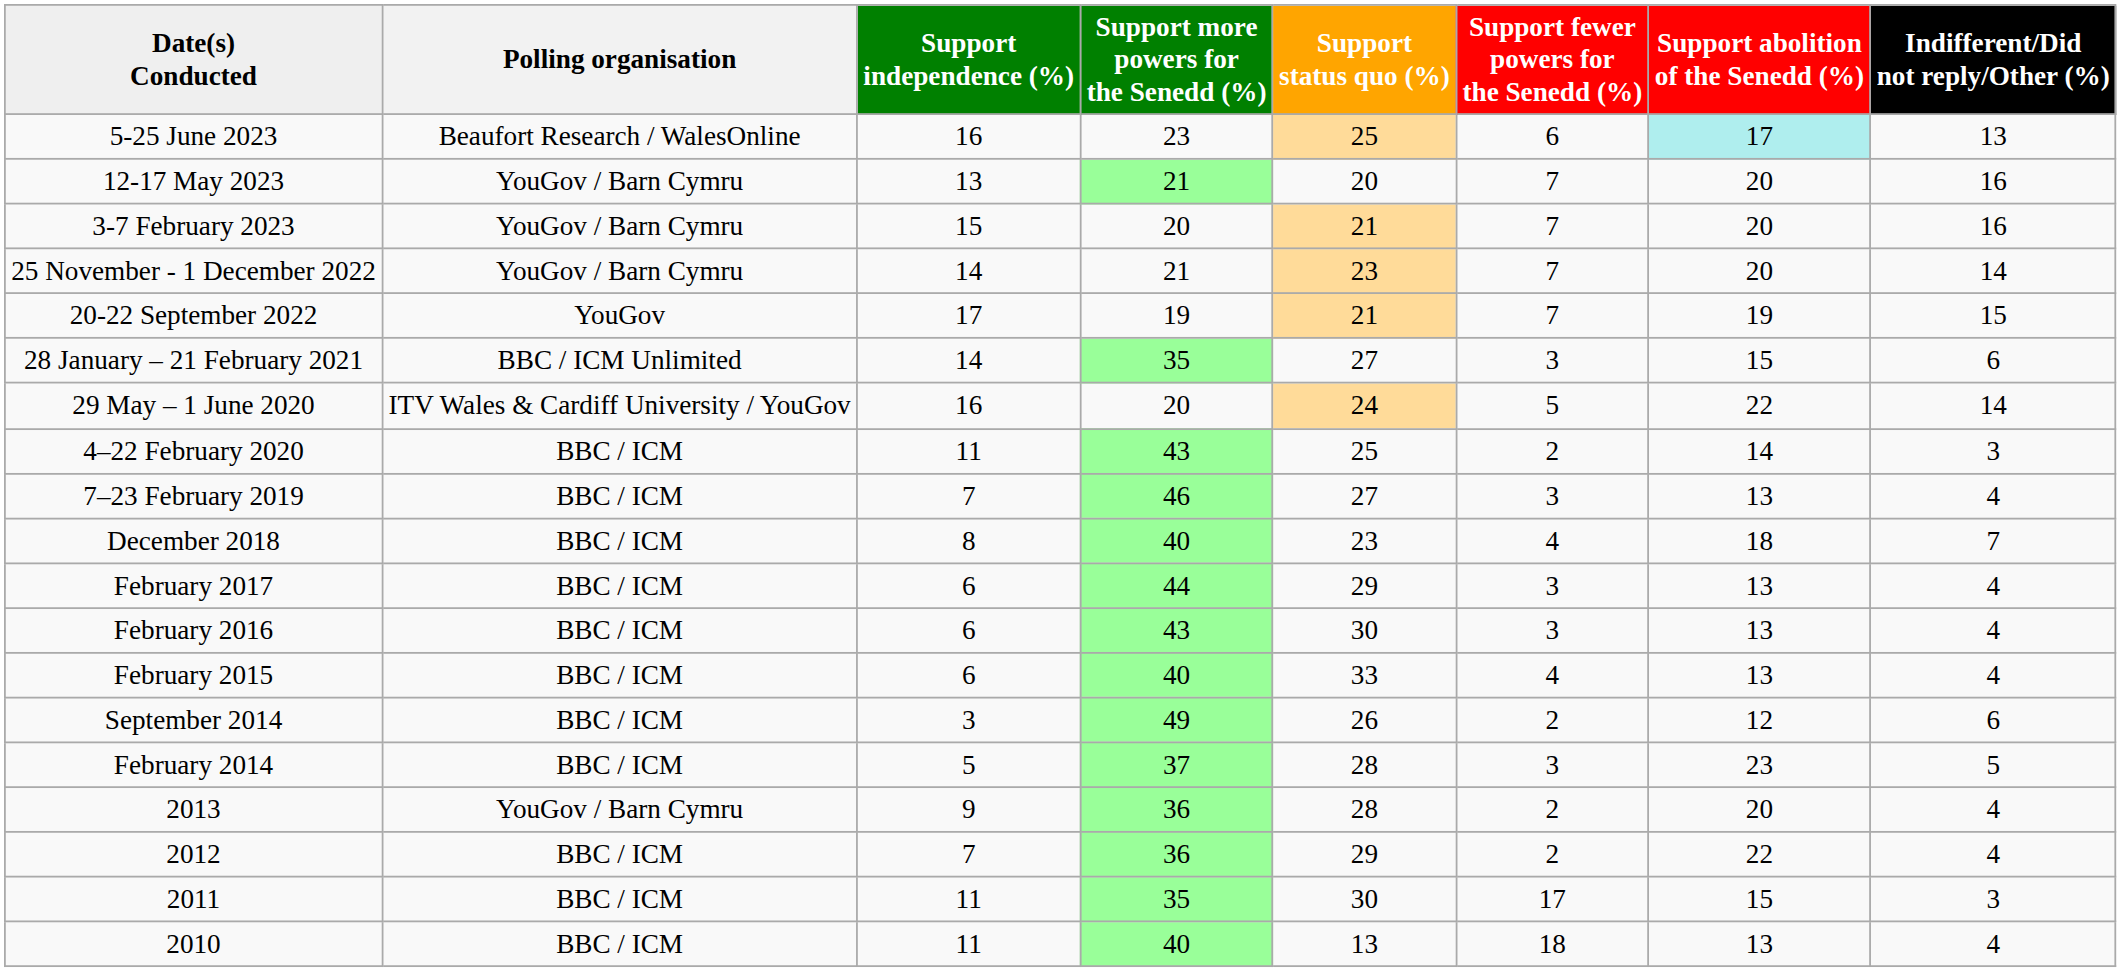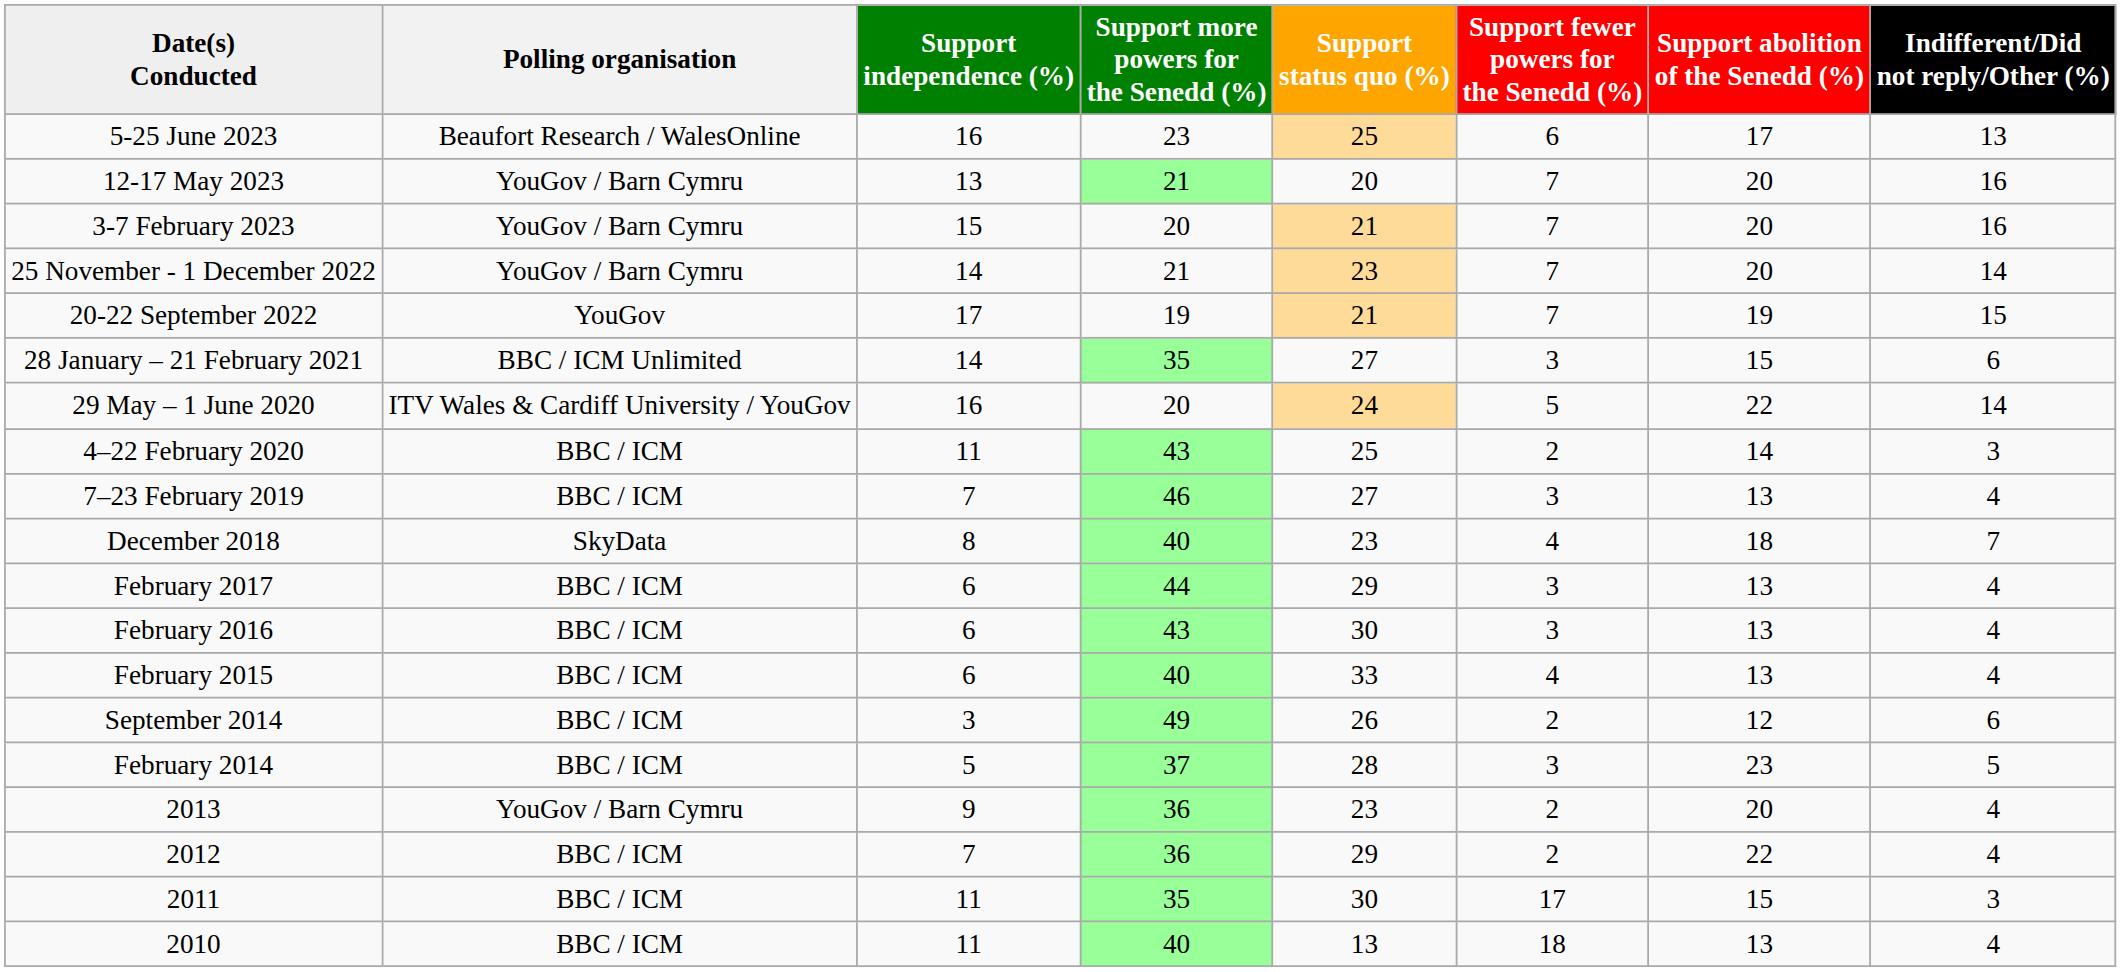(1759, 136) paleturquoise background -> (1759, 136) no background
(620, 540) BBC / ICM -> (620, 540) SkyData
(1364, 809) 28 -> (1364, 809) 23
